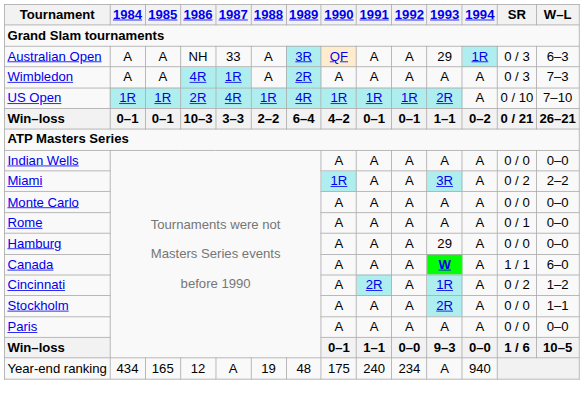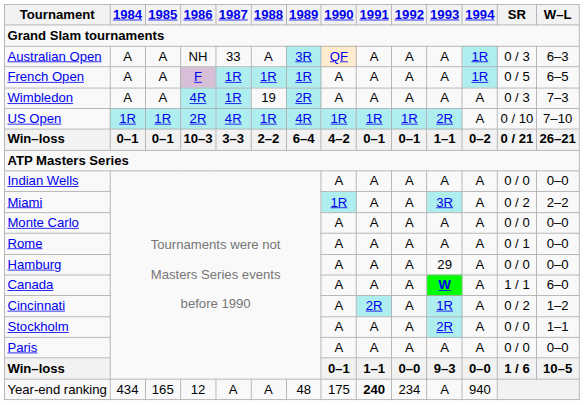(445, 56) 29 -> (445, 56) A
+ row: (46, 77)
(268, 77) A -> (268, 98) 19
(268, 368) 19 -> (268, 389) A
(374, 368) normal -> (374, 389) bold
